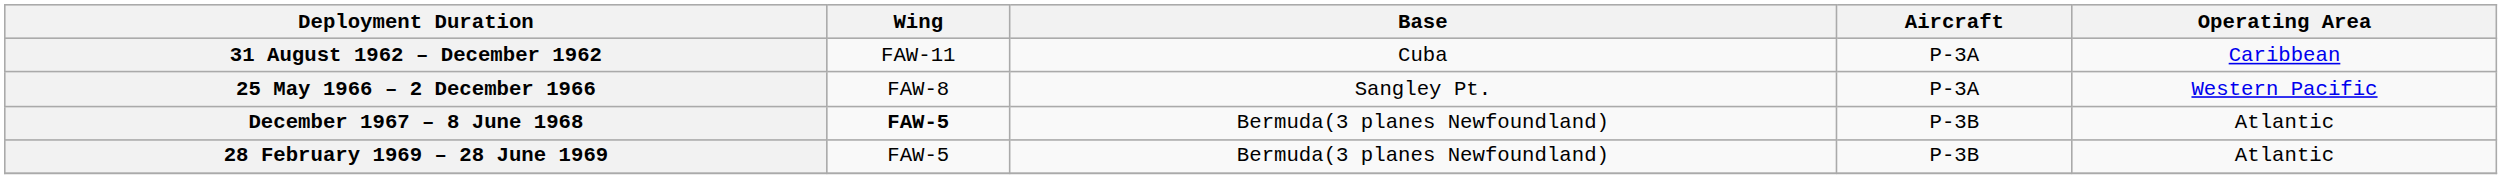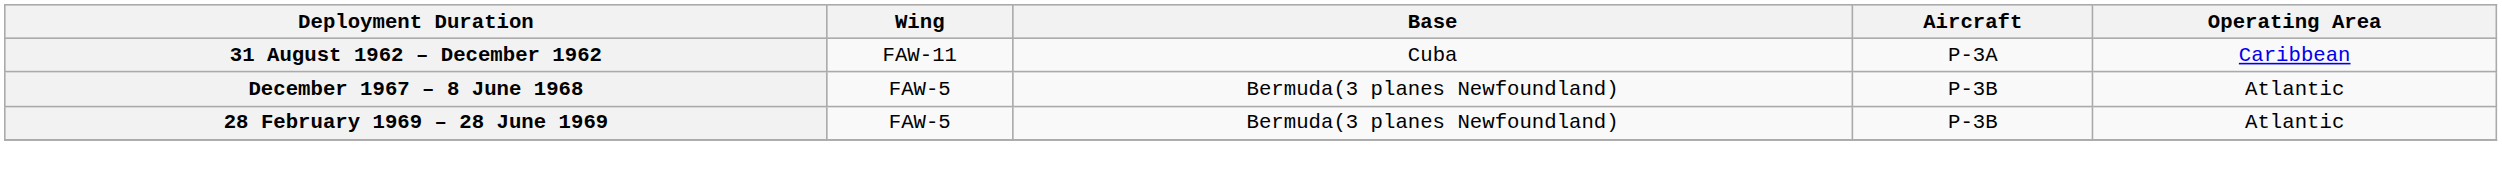- row: (416, 89)
(918, 123) bold -> (920, 89) normal
